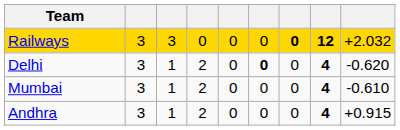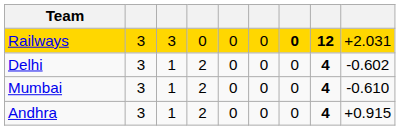(368, 40) +2.032 -> (368, 40) +2.031
(264, 64) bold -> (264, 64) normal
(368, 64) -0.620 -> (368, 64) -0.602
